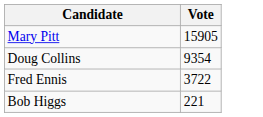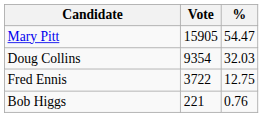+ column: (239, 15)
